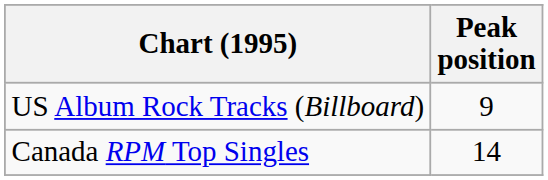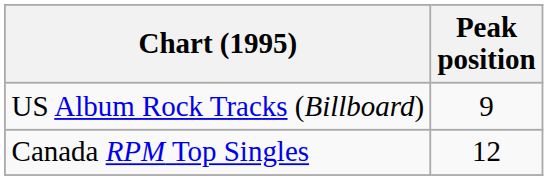(487, 151) 14 -> (487, 151) 12
